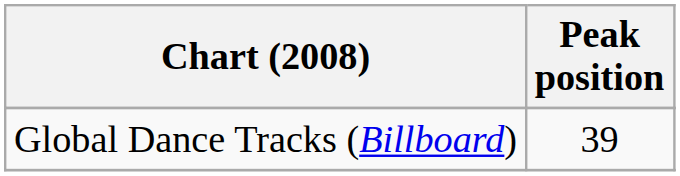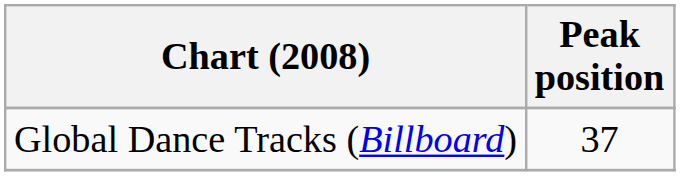(600, 138) 39 -> (600, 138) 37
